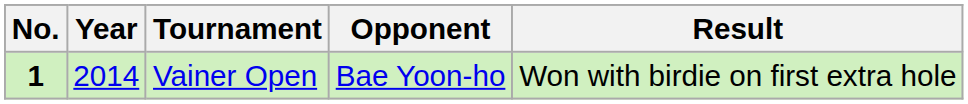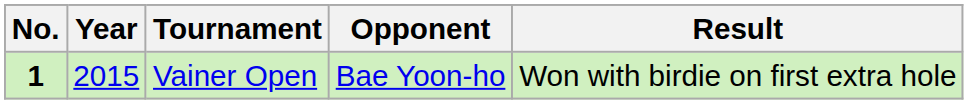(106, 76) 2014 -> (106, 76) 2015
